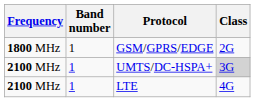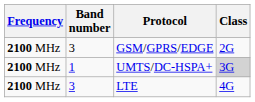(34, 47) 1800 MHz -> (34, 47) 2100 MHz
(72, 47) 1 -> (72, 47) 3
(72, 86) 1 -> (72, 86) 3
